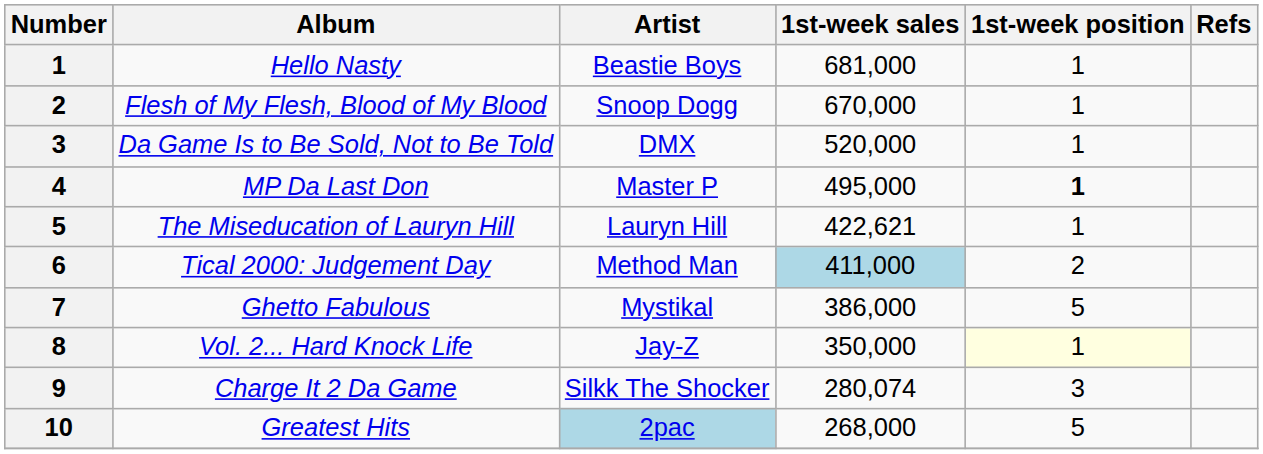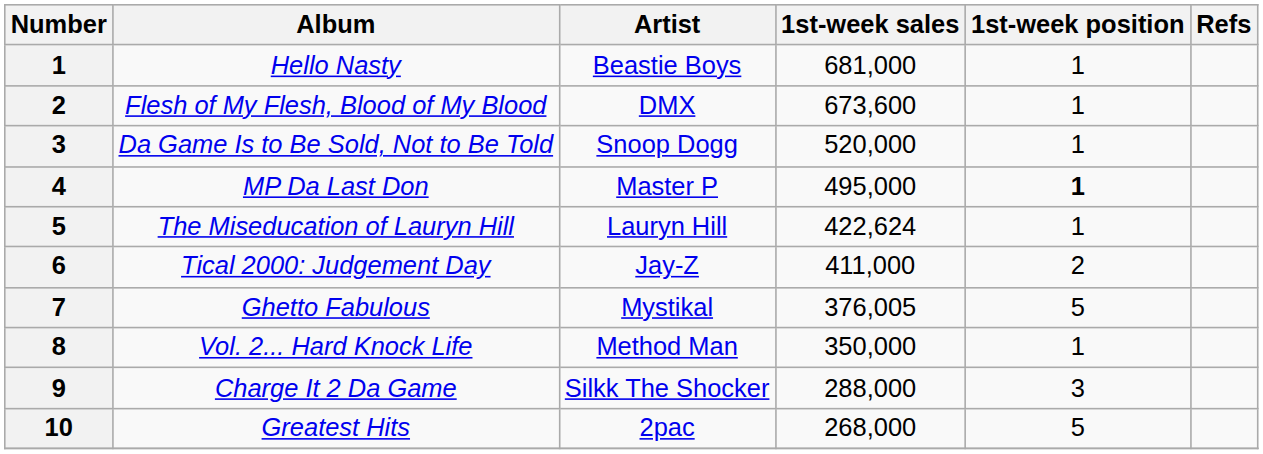(667, 105) Snoop Dogg -> (667, 105) DMX
(870, 105) 670,000 -> (870, 105) 673,600
(667, 145) DMX -> (667, 145) Snoop Dogg
(870, 226) 422,621 -> (870, 226) 422,624
(667, 266) Method Man -> (667, 266) Jay-Z
(870, 266) lightblue background -> (870, 266) no background
(870, 307) 386,000 -> (870, 307) 376,005
(667, 347) Jay-Z -> (667, 347) Method Man
(1078, 347) lightyellow background -> (1078, 347) no background
(870, 387) 280,074 -> (870, 387) 288,000
(667, 428) lightblue background -> (667, 428) no background
